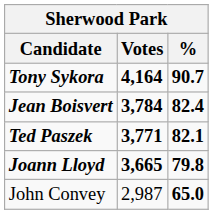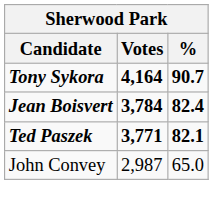- row: (57, 164)
(188, 194) bold -> (188, 164) normal
